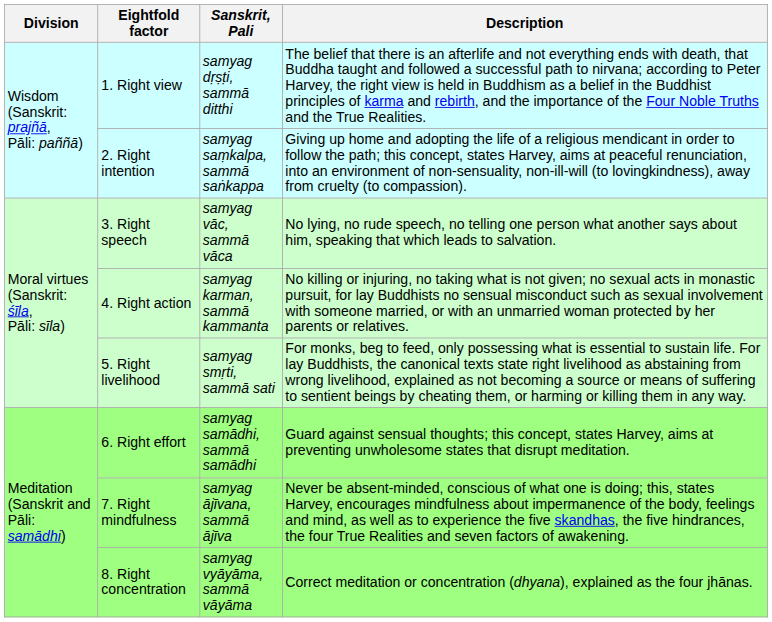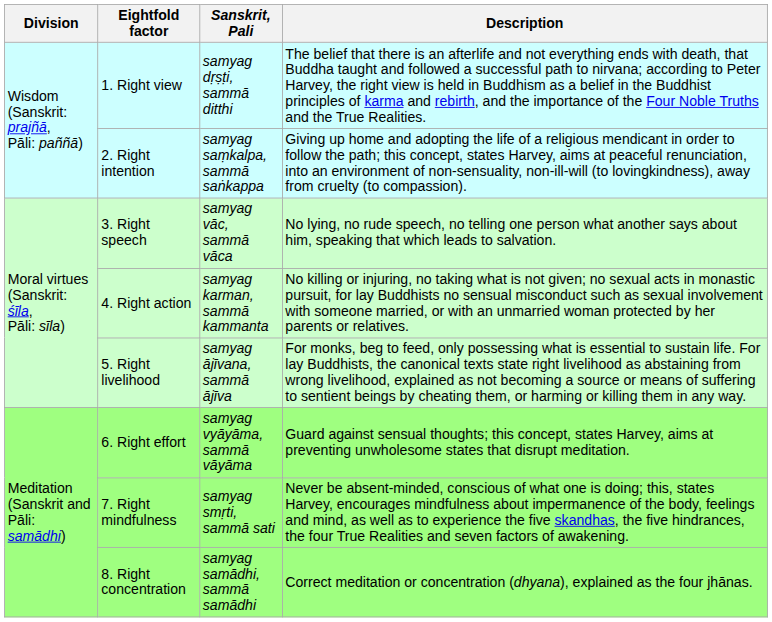(239, 372) samyag smṛti, sammā sati -> (227, 372) samyag ājīvana, sammā ājīva
(231, 442) samyag samādhi, sammā samādhi -> (233, 442) samyag vyāyāma, sammā vāyāma
(227, 512) samyag ājīvana, sammā ājīva -> (239, 512) samyag smṛti, sammā sati
(233, 582) samyag vyāyāma, sammā vāyāma -> (231, 582) samyag samādhi, sammā samādhi
